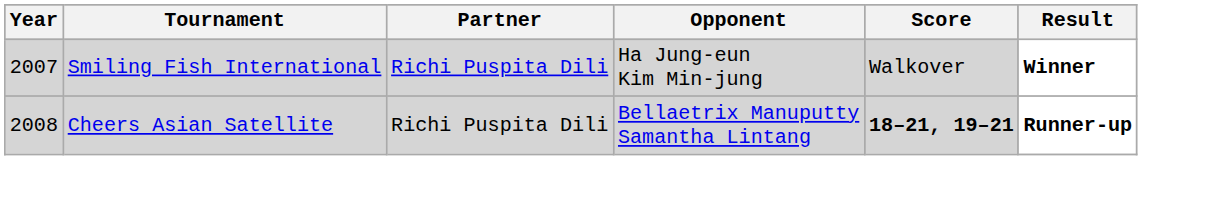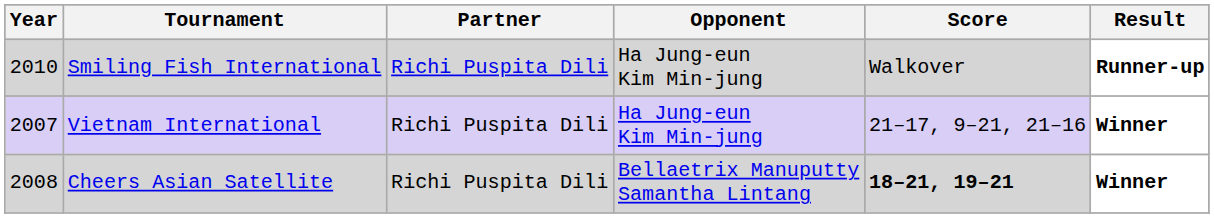(34, 67) 2007 -> (34, 67) 2010
(1060, 67) Winner -> (1150, 67) Runner-up
+ row: (194, 125)
(1078, 125) Runner-up -> (1132, 183) Winner
